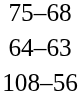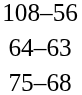rows swapped: (40, 82) <-> (40, 12)
